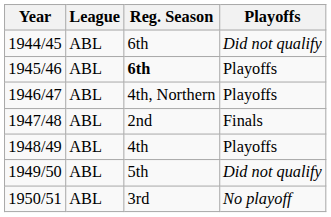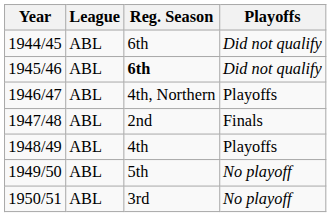(250, 69) Playoffs -> (272, 69) Did not qualify
(272, 172) Did not qualify -> (257, 172) No playoff
